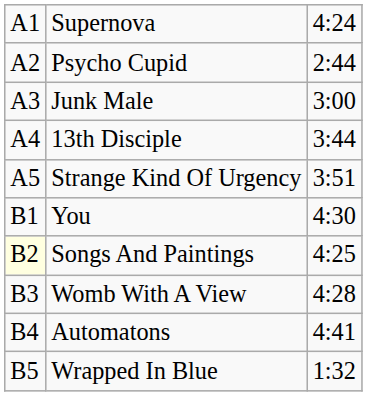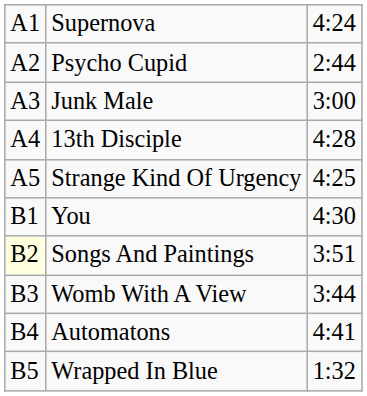(334, 139) 3:44 -> (334, 139) 4:28
(334, 178) 3:51 -> (334, 178) 4:25
(334, 255) 4:25 -> (334, 255) 3:51
(334, 293) 4:28 -> (334, 293) 3:44
